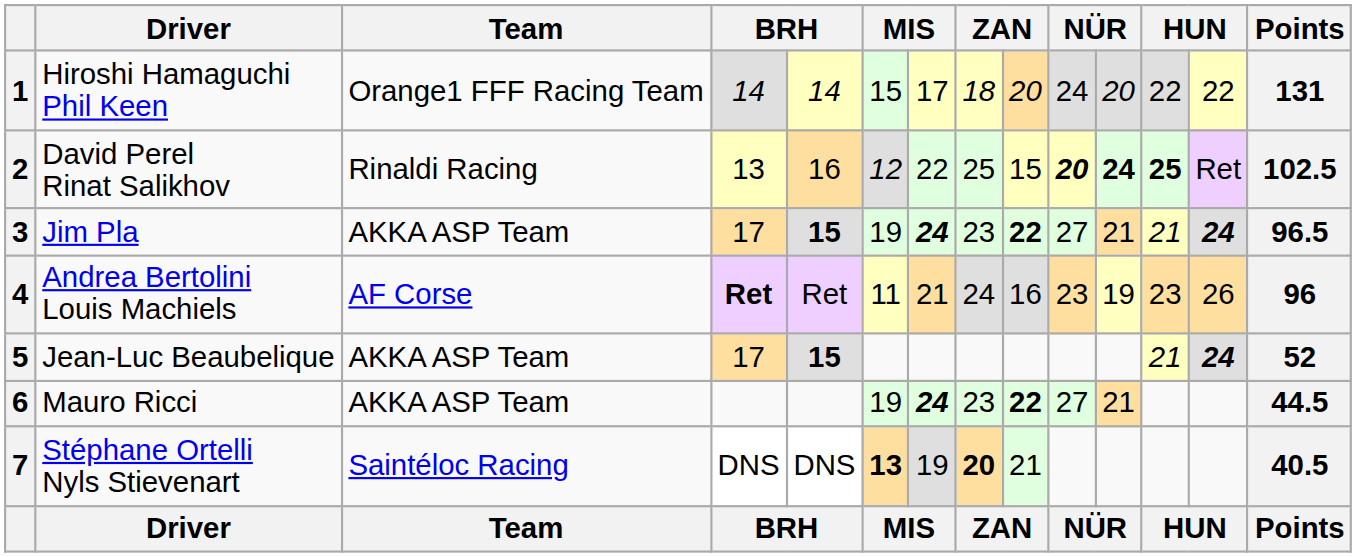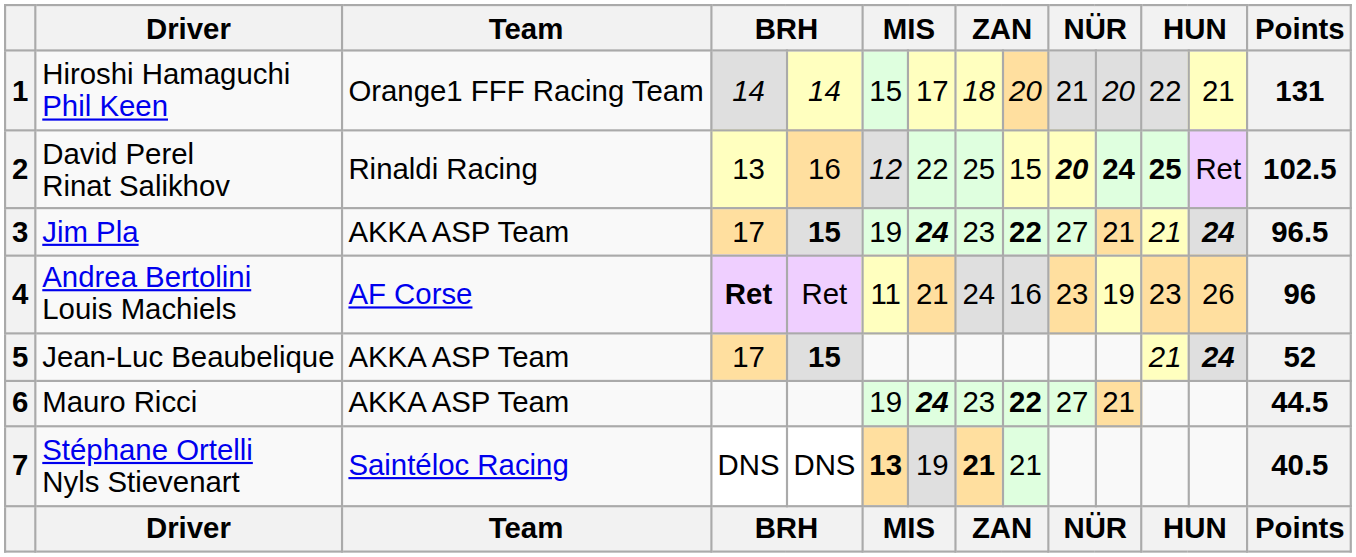(1072, 90) 24 -> (1072, 90) 21
(1218, 90) 22 -> (1218, 90) 21
(979, 465) 20 -> (979, 465) 21
